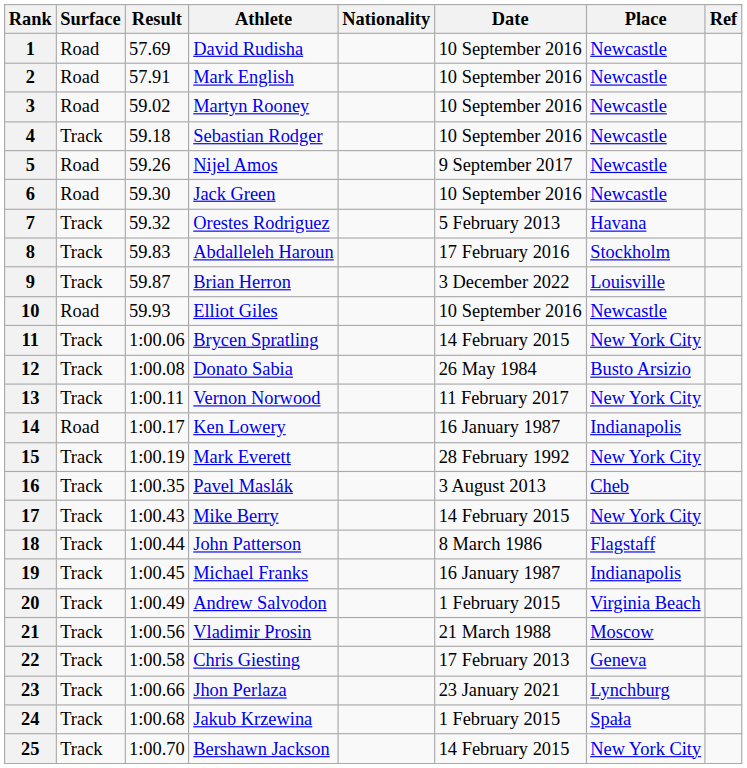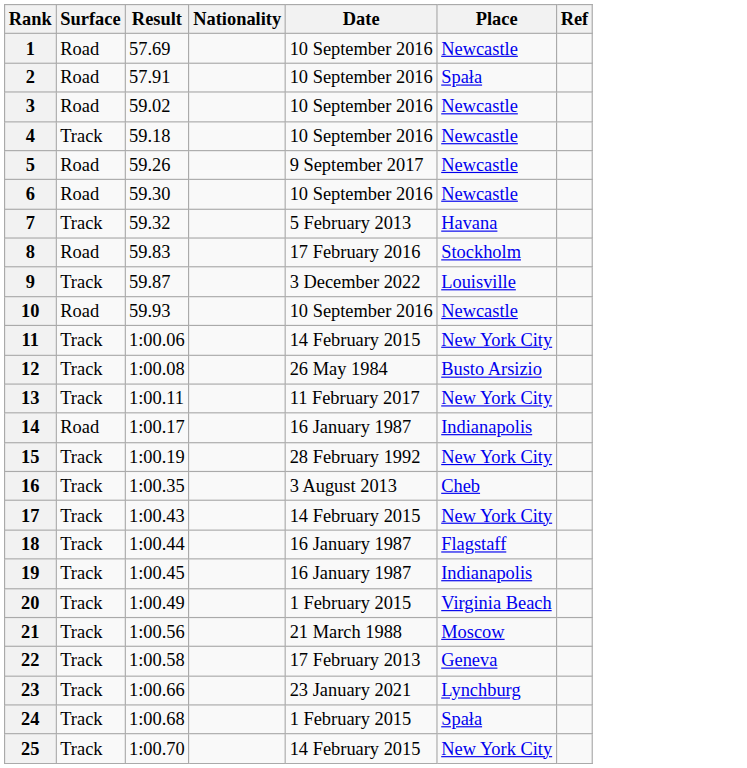- column: (263, 19)
(629, 77) Newcastle -> (462, 77) Spała
(81, 252) Track -> (80, 252) Road
(490, 544) 8 March 1986 -> (350, 544) 16 January 1987
